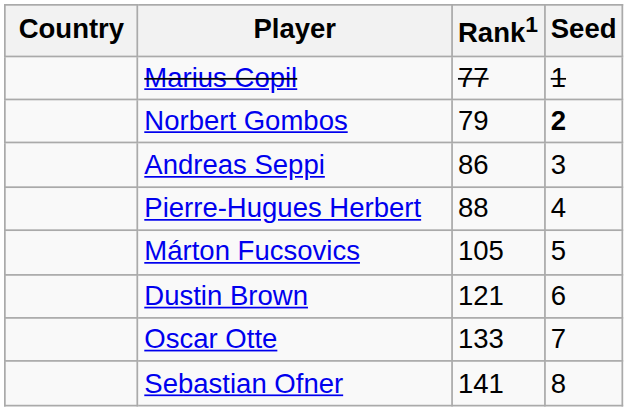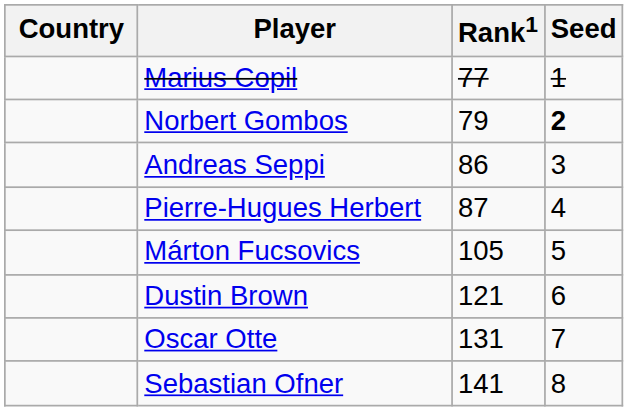(473, 208) 88 -> (473, 208) 87
(481, 339) 133 -> (481, 339) 131
